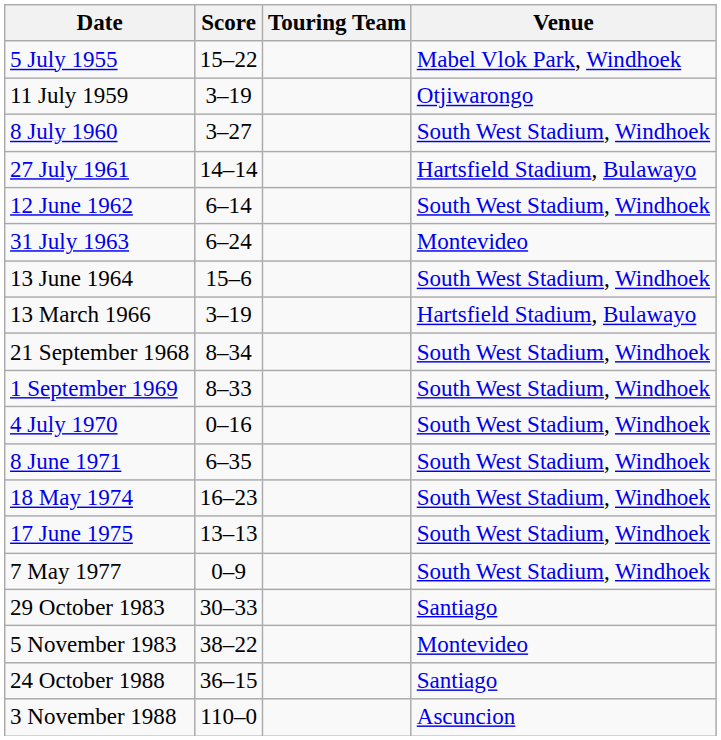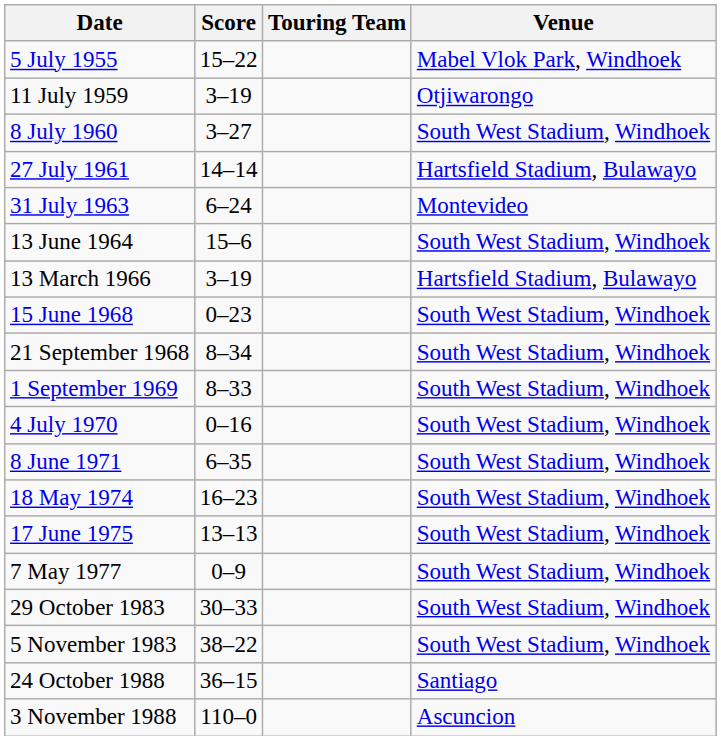- row: (71, 205)
+ row: (71, 315)
(457, 607) Santiago -> (563, 607) South West Stadium, Windhoek
(472, 643) Montevideo -> (563, 643) South West Stadium, Windhoek
